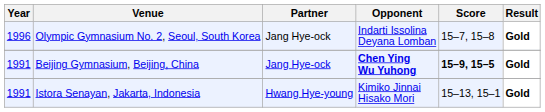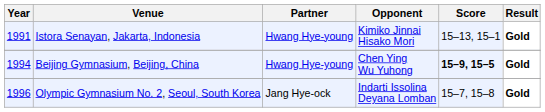rows swapped: (118, 93) <-> (148, 36)
(19, 65) 1991 -> (19, 65) 1994
(298, 65) Jang Hye-ock -> (309, 65) Hwang Hye-young
(387, 65) bold -> (385, 65) normal
